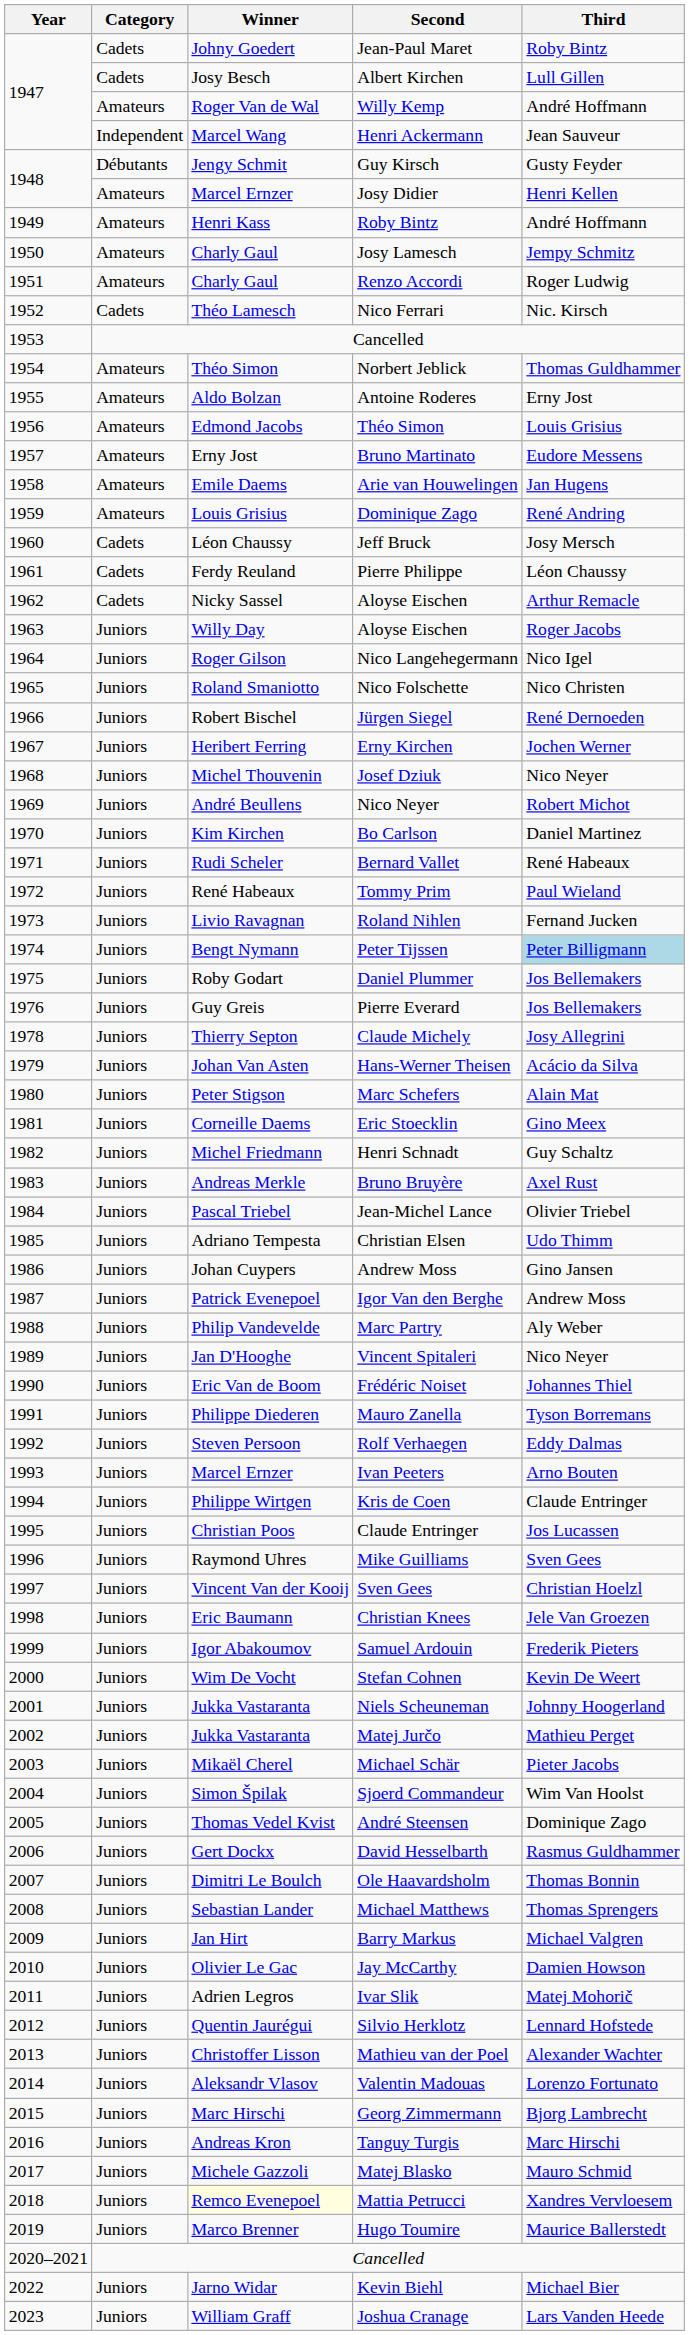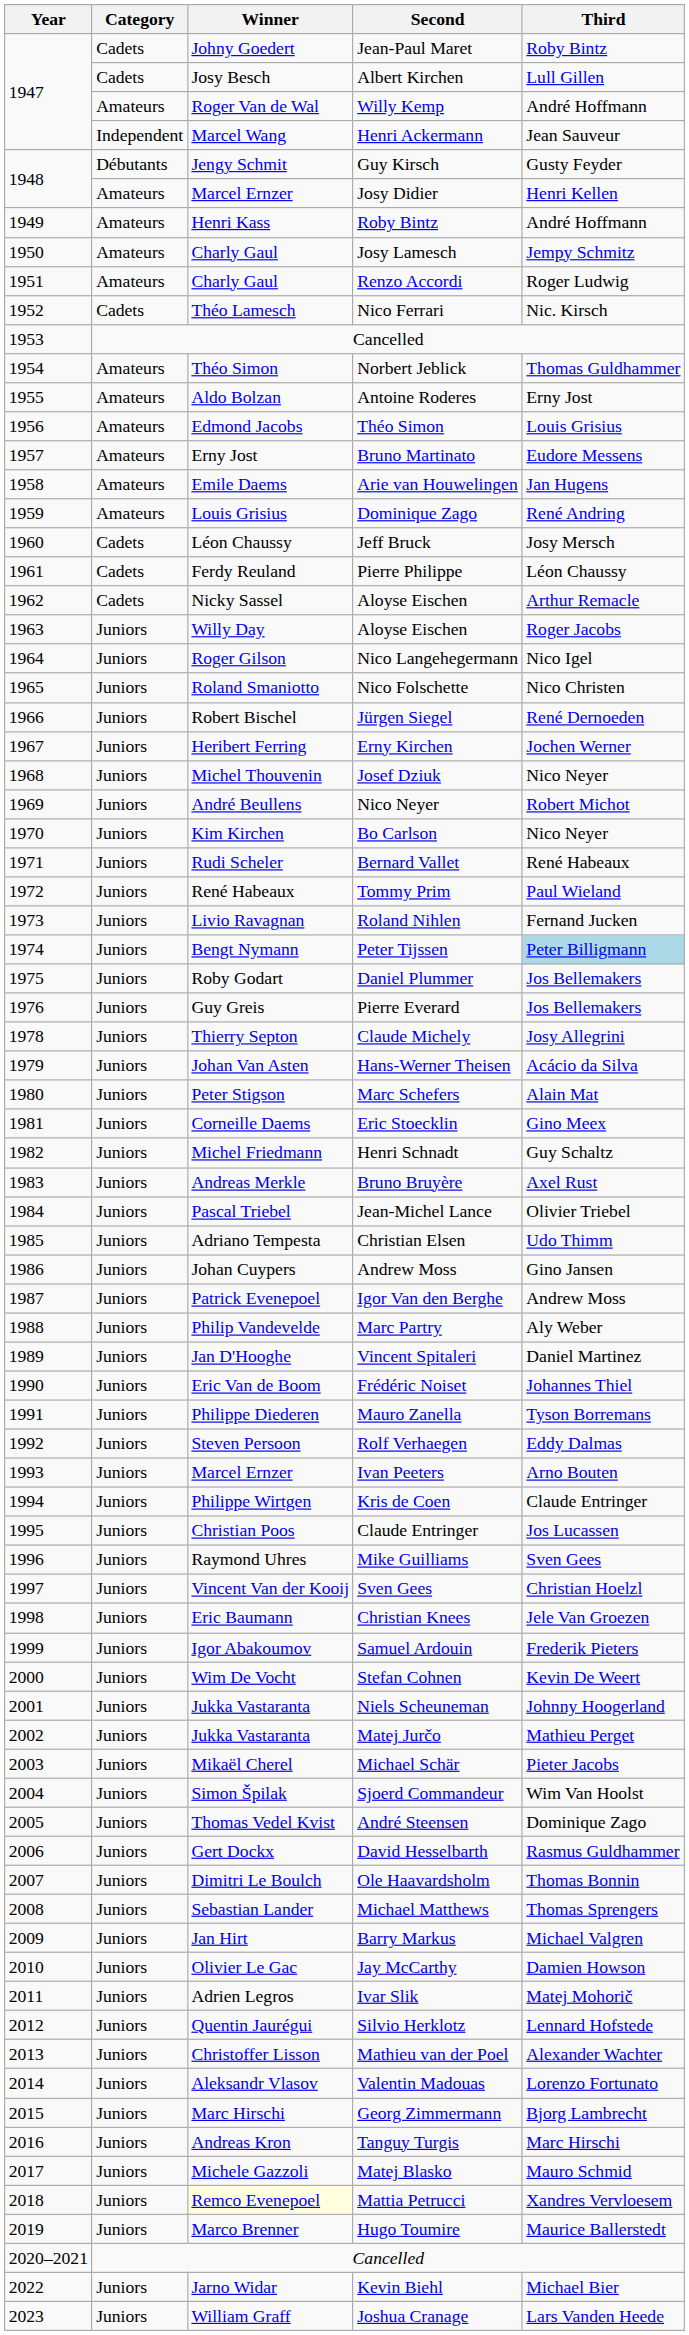(584, 833) Daniel Martinez -> (567, 833) Nico Neyer
(567, 1356) Nico Neyer -> (584, 1356) Daniel Martinez
